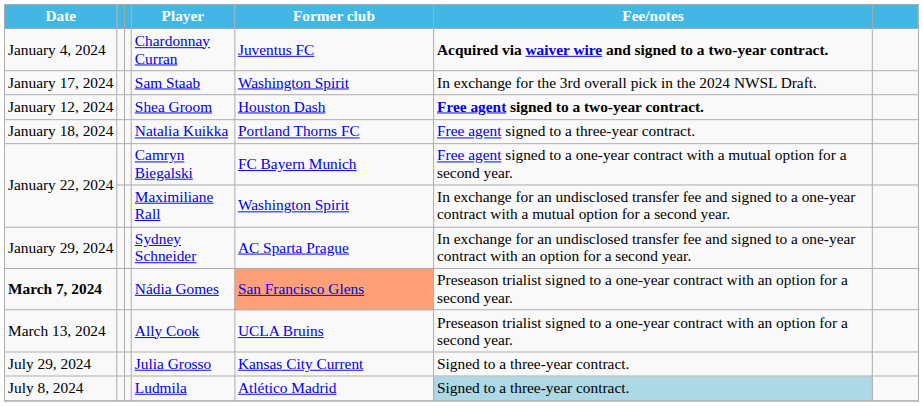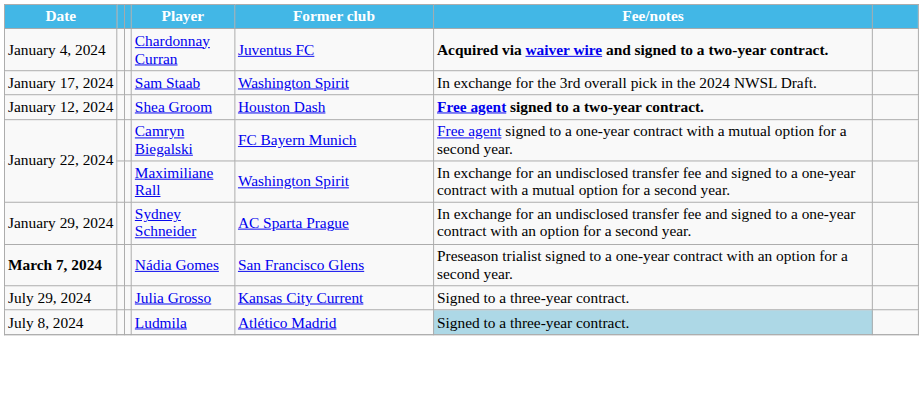- row: (182, 131)
(301, 289) lightsalmon background -> (301, 264) no background
- row: (167, 330)
